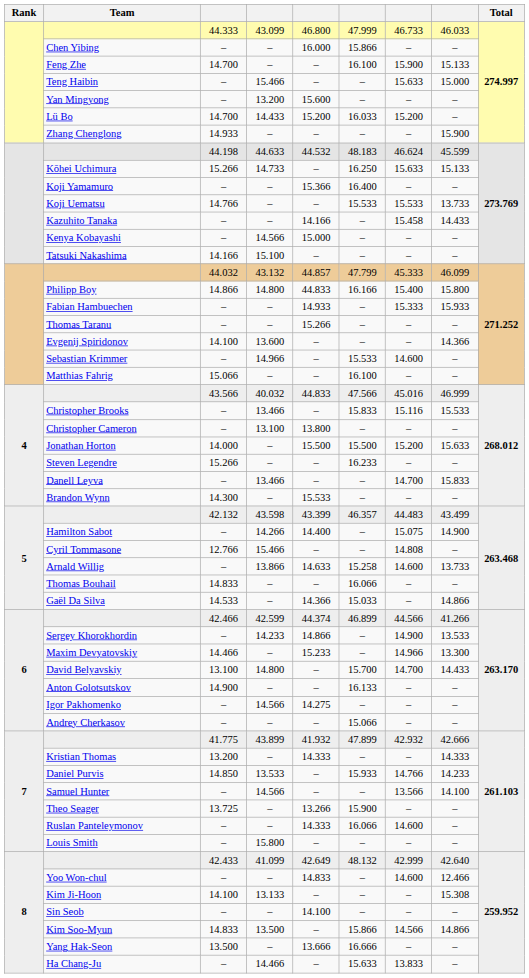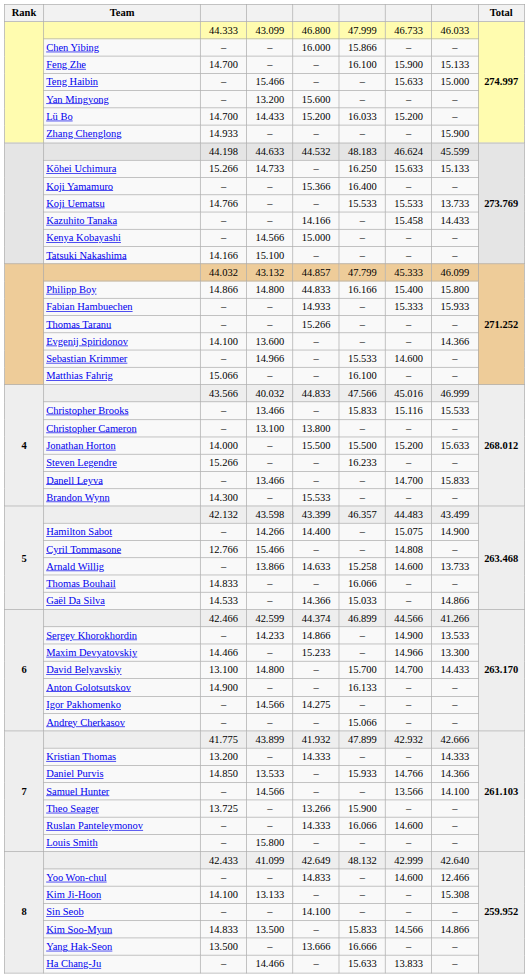(455, 774) 14.233 -> (455, 774) 14.366
(362, 929) 15.866 -> (362, 929) 15.833
